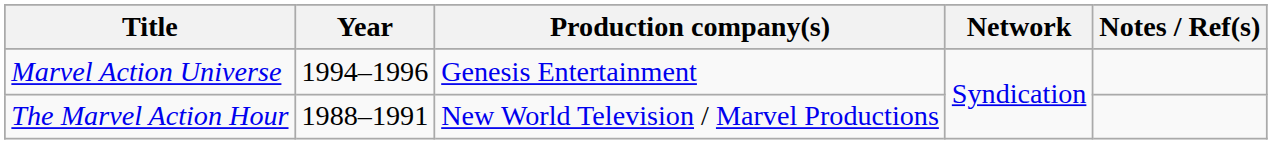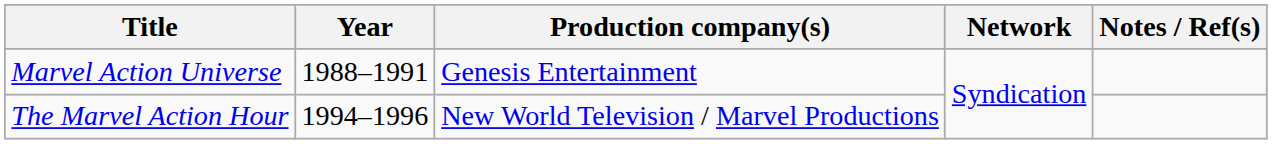(365, 71) 1994–1996 -> (365, 71) 1988–1991
(365, 116) 1988–1991 -> (365, 116) 1994–1996
